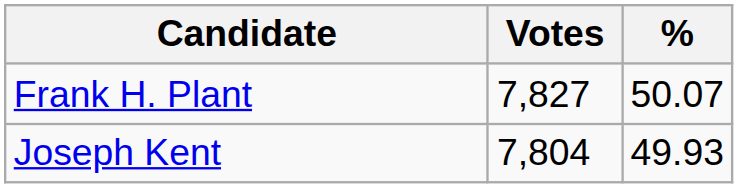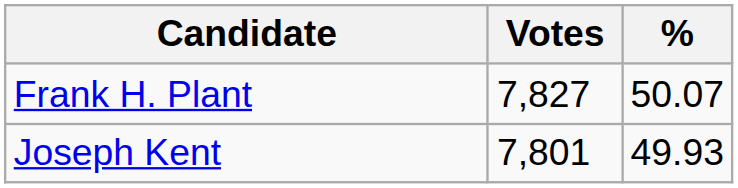(544, 152) 7,804 -> (544, 152) 7,801
